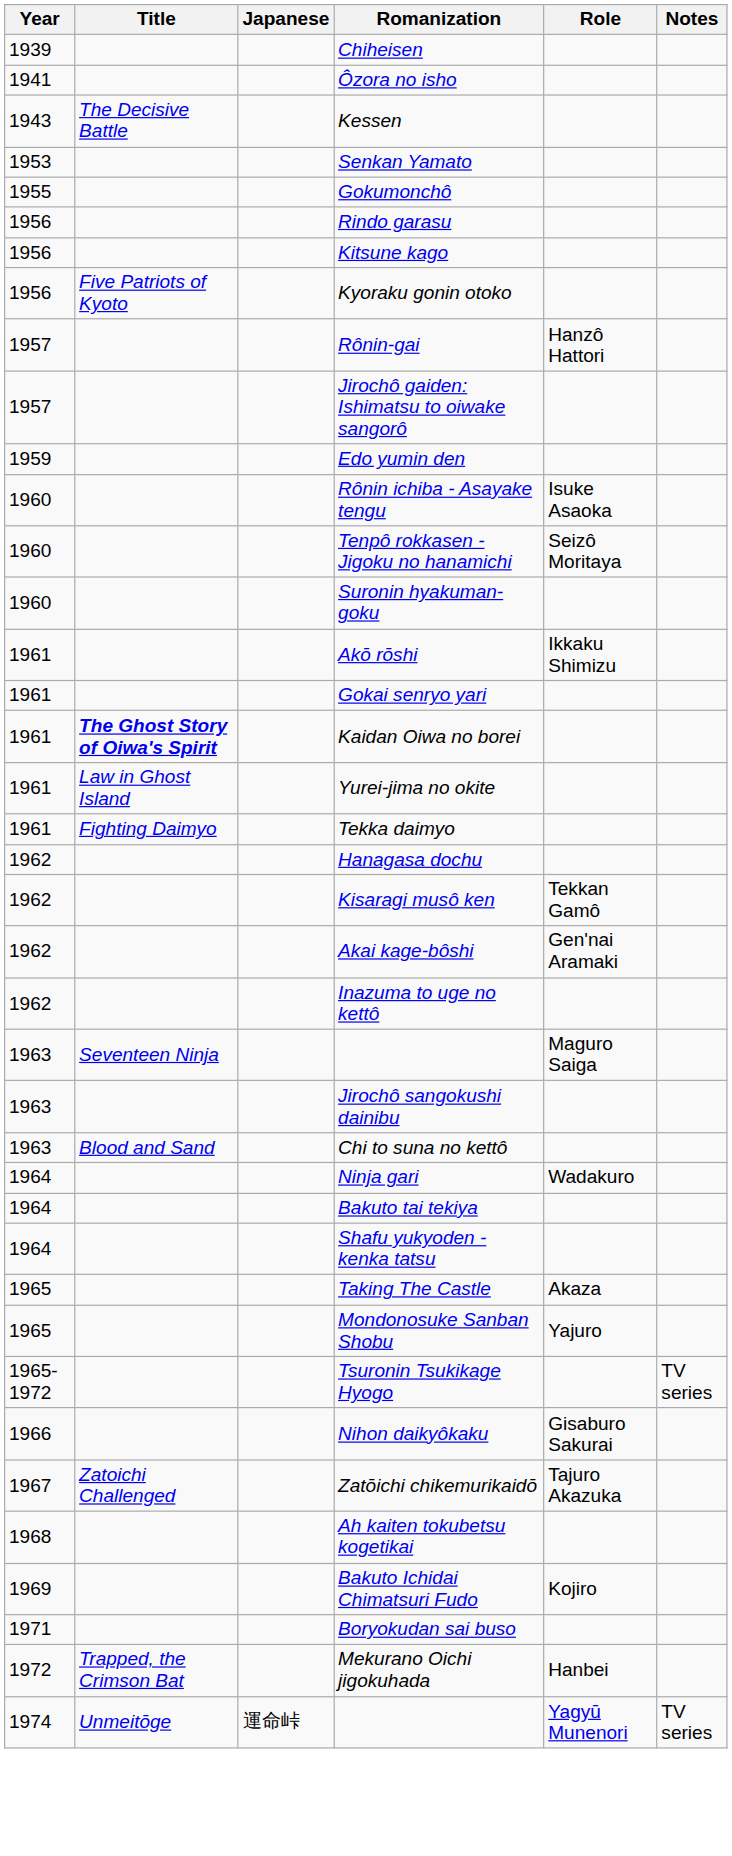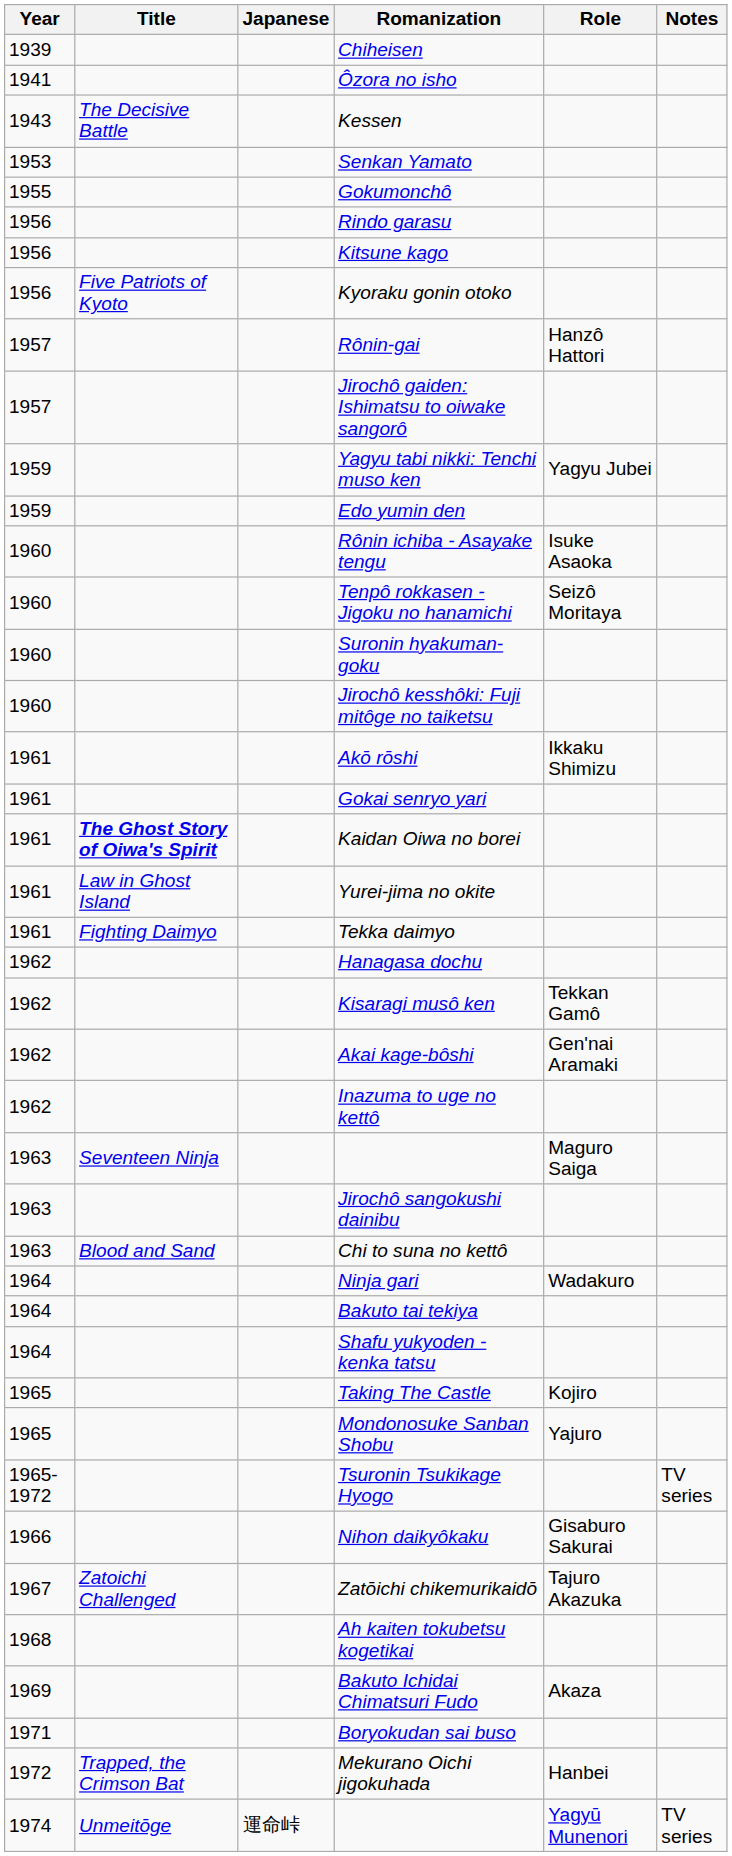+ row: (30, 469)
+ row: (30, 706)
(575, 1289) Akaza -> (573, 1392) Kojiro
(573, 1588) Kojiro -> (575, 1691) Akaza
